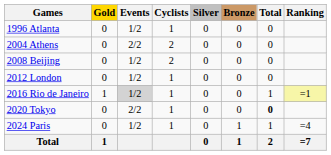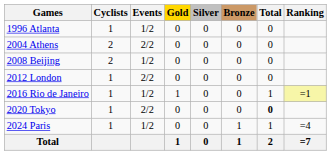columns swapped: (171, 12) <-> (104, 12)
(135, 77) 1/2 -> (147, 77) 2/2
(135, 93) lightgrey background -> (147, 93) no background
